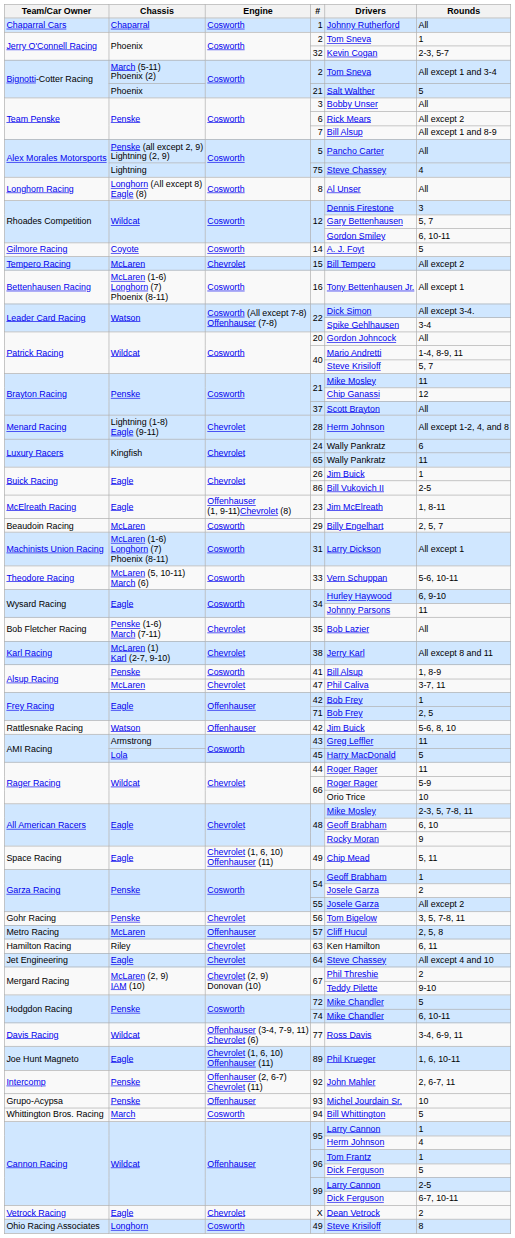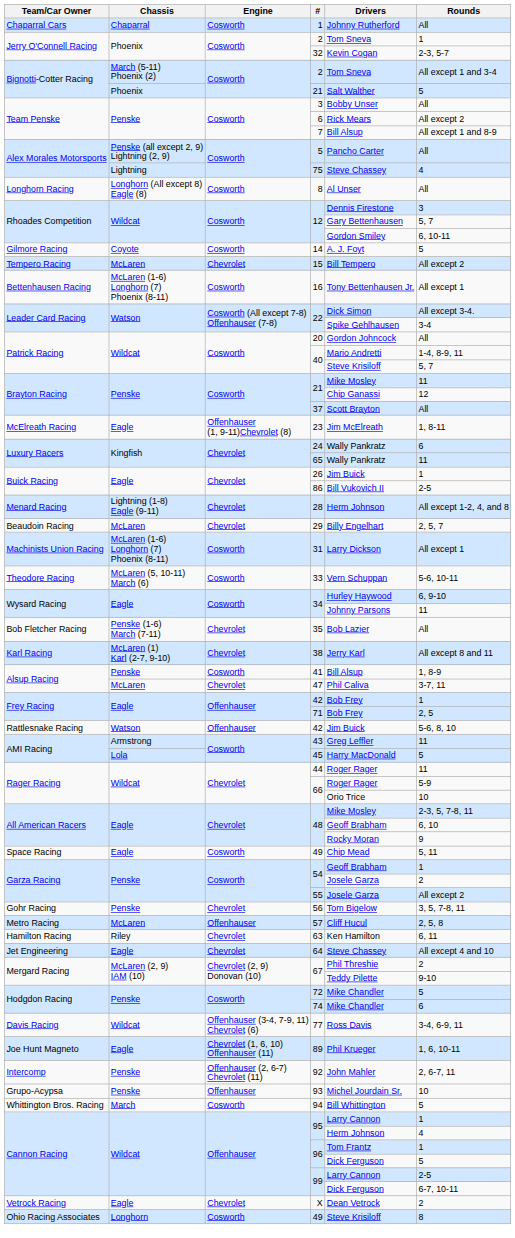rows swapped: (41, 506) <-> (36, 427)
(226, 525) Cosworth -> (226, 525) Chevrolet
(245, 857) Chevrolet (1, 6, 10) Offenhauser (11) -> (226, 852) Cosworth
(434, 1016) 6, 10-11 -> (421, 1006) 6
